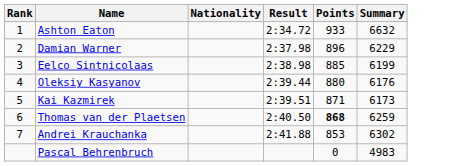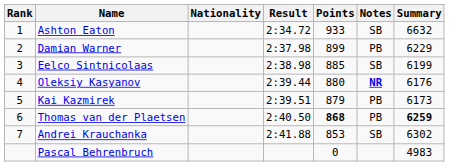+ column: (376, 13)
(335, 48) 896 -> (335, 48) 899
(335, 100) 871 -> (335, 100) 879
(382, 117) normal -> (419, 117) bold
